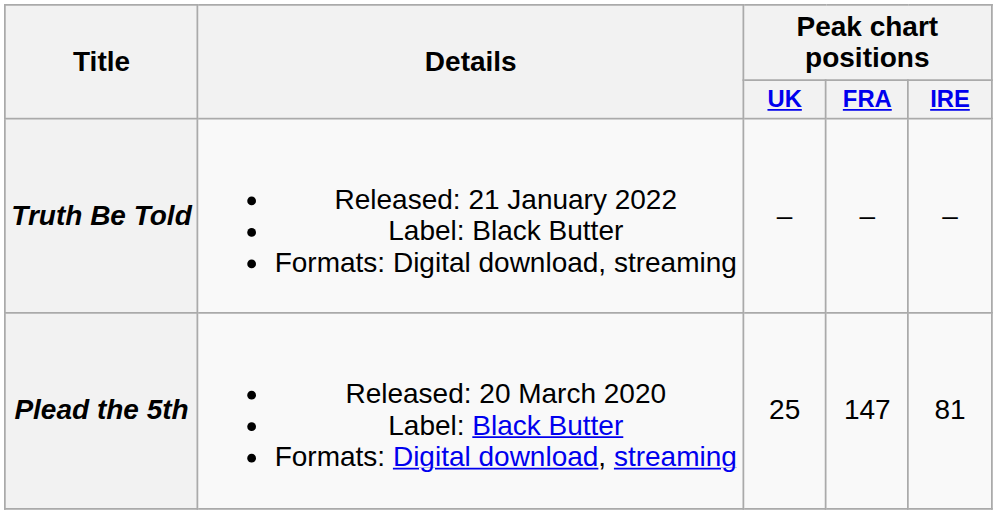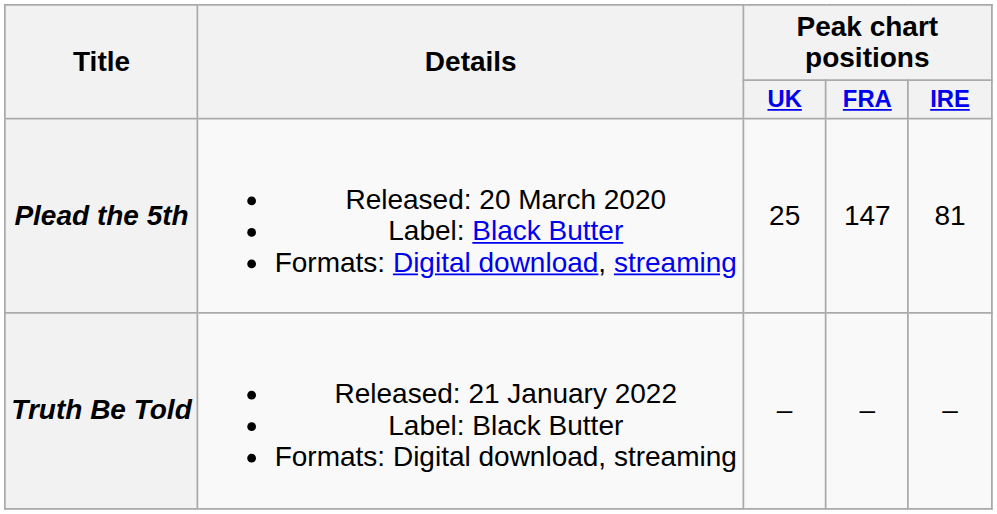rows swapped: (102, 410) <-> (102, 215)
